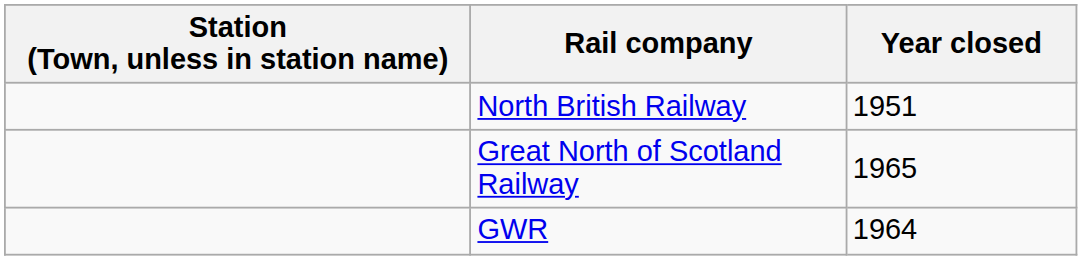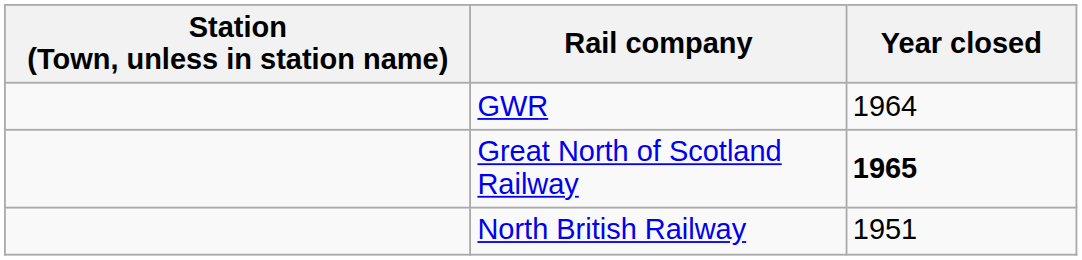rows swapped: (513, 230) <-> (612, 105)
(885, 168) normal -> (885, 168) bold
